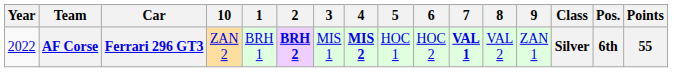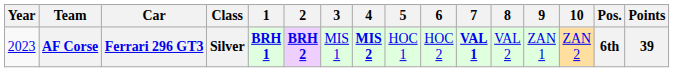columns swapped: (572, 15) <-> (224, 15)
(22, 46) 2022 -> (22, 46) 2023
(259, 46) normal -> (266, 46) bold
(645, 46) 55 -> (647, 46) 39
